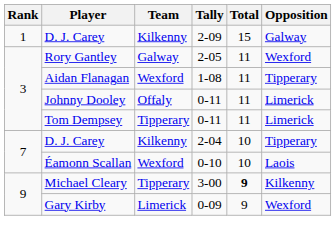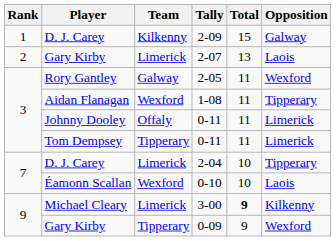+ row: (75, 57)
(162, 141) Kilkenny -> (162, 162) Limerick
(163, 183) Tipperary -> (162, 204) Limerick
(162, 204) Limerick -> (163, 225) Tipperary
